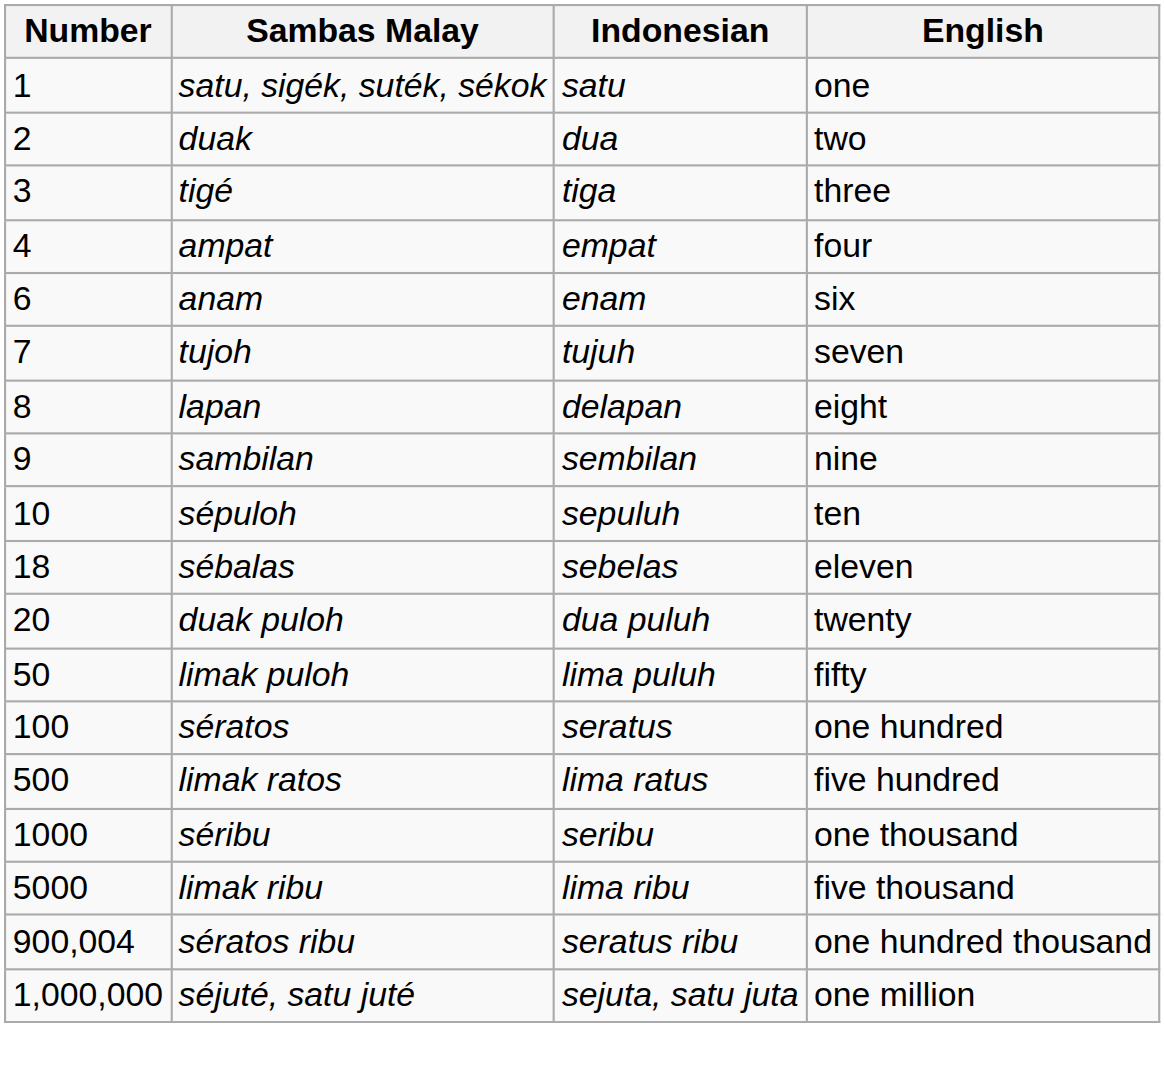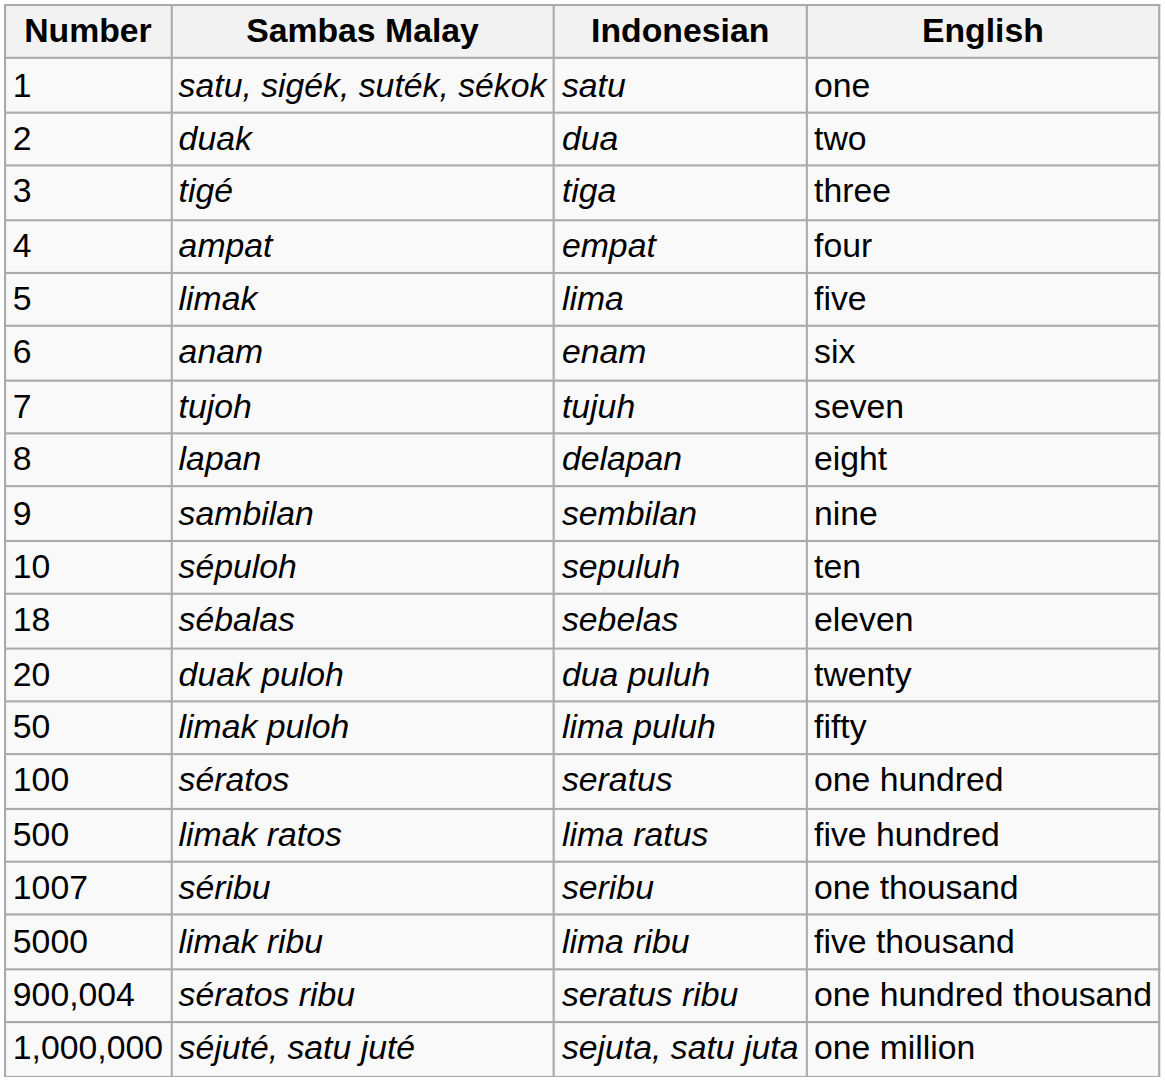+ row: (218, 298)
(50, 834) 1000 -> (50, 887) 1007
